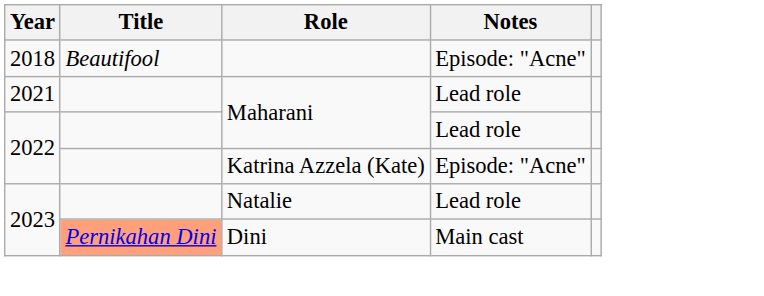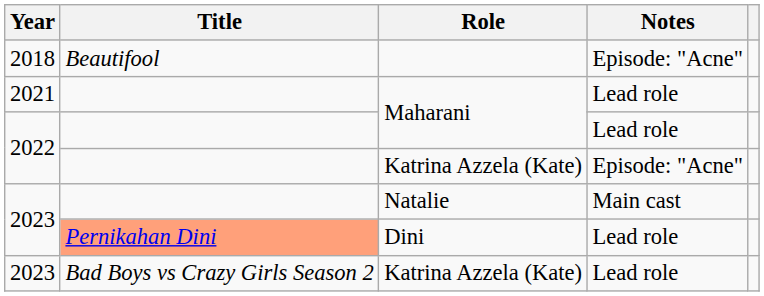(478, 201) Lead role -> (637, 201) Main cast
(479, 237) Main cast -> (635, 237) Lead role
+ row: (32, 272)
